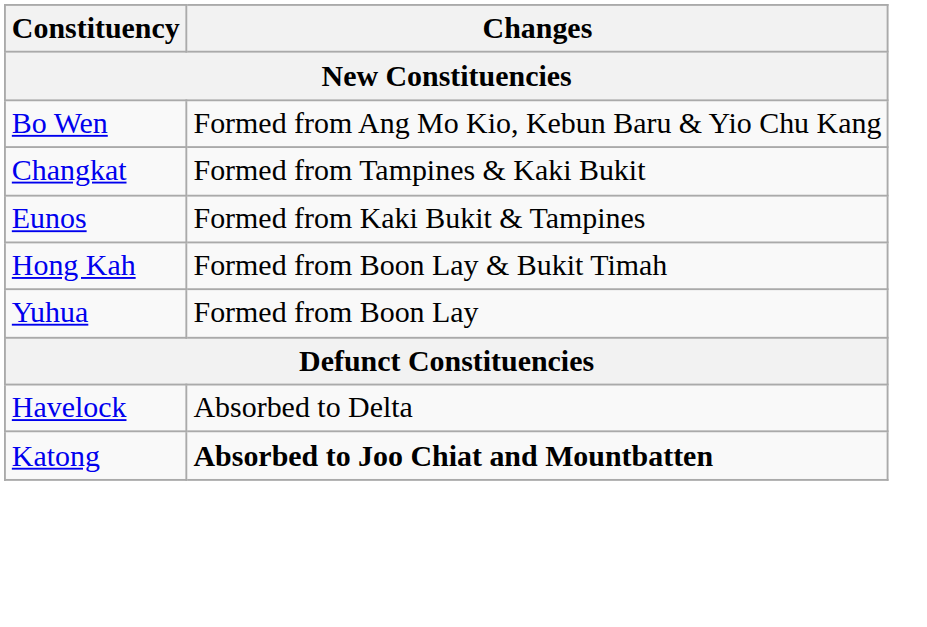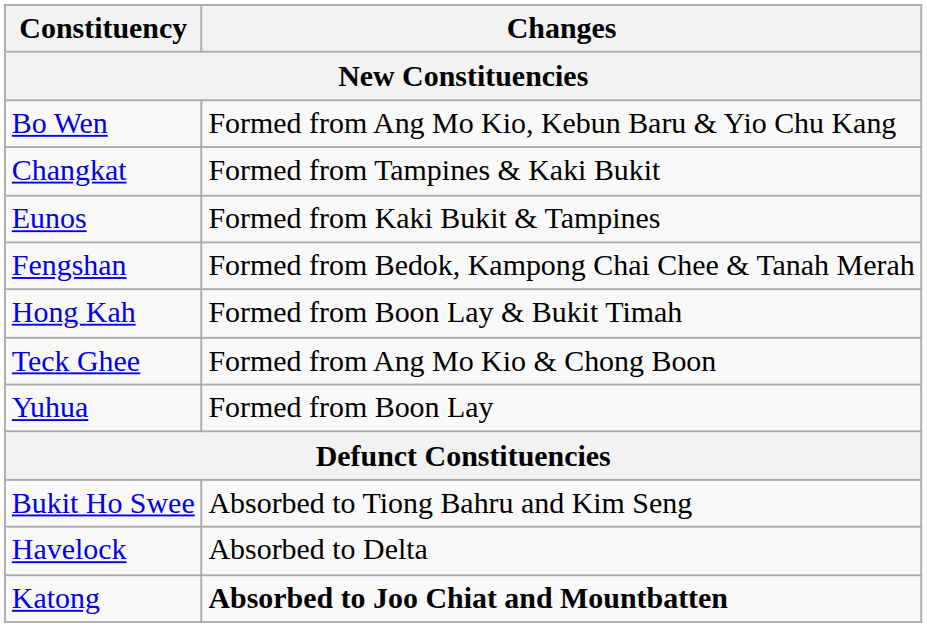+ row: (69, 265)
+ row: (76, 360)
+ row: (103, 502)
